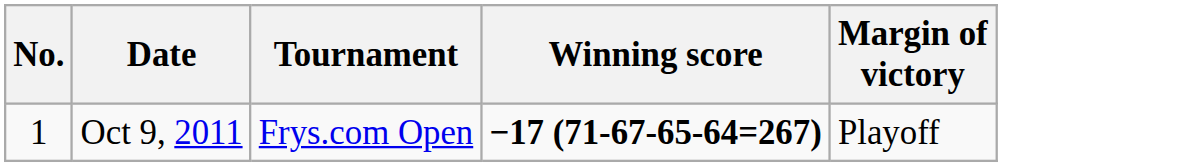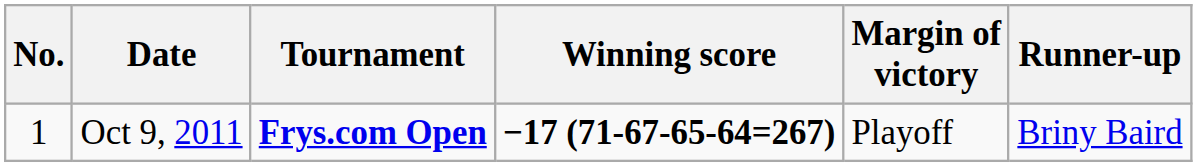+ column: (1100, 53)
(366, 131) normal -> (373, 131) bold
